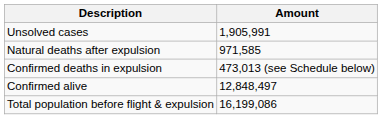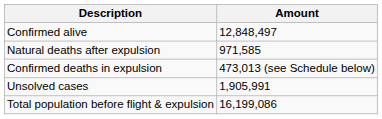rows swapped: (47, 86) <-> (48, 31)
